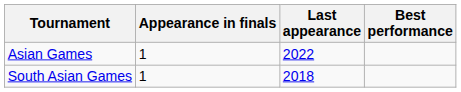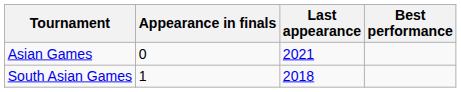(143, 53) 1 -> (143, 53) 0
(298, 53) 2022 -> (298, 53) 2021
